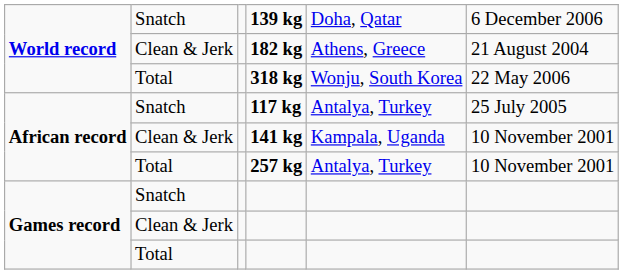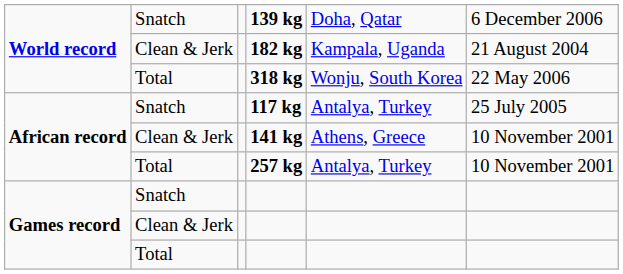(368, 48) Athens, Greece -> (378, 48) Kampala, Uganda
(378, 136) Kampala, Uganda -> (368, 136) Athens, Greece
